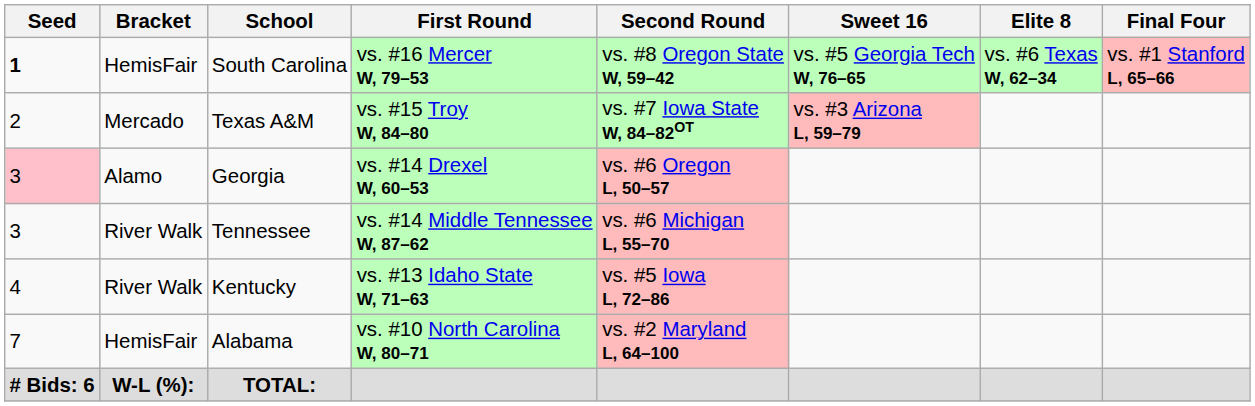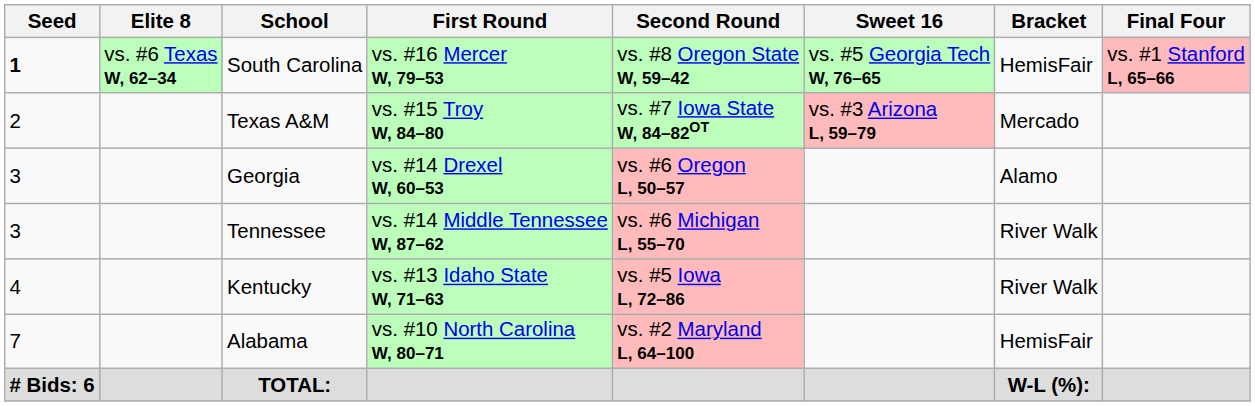columns swapped: (153, 21) <-> (1041, 21)
(15, 176) pink background -> (15, 176) no background
